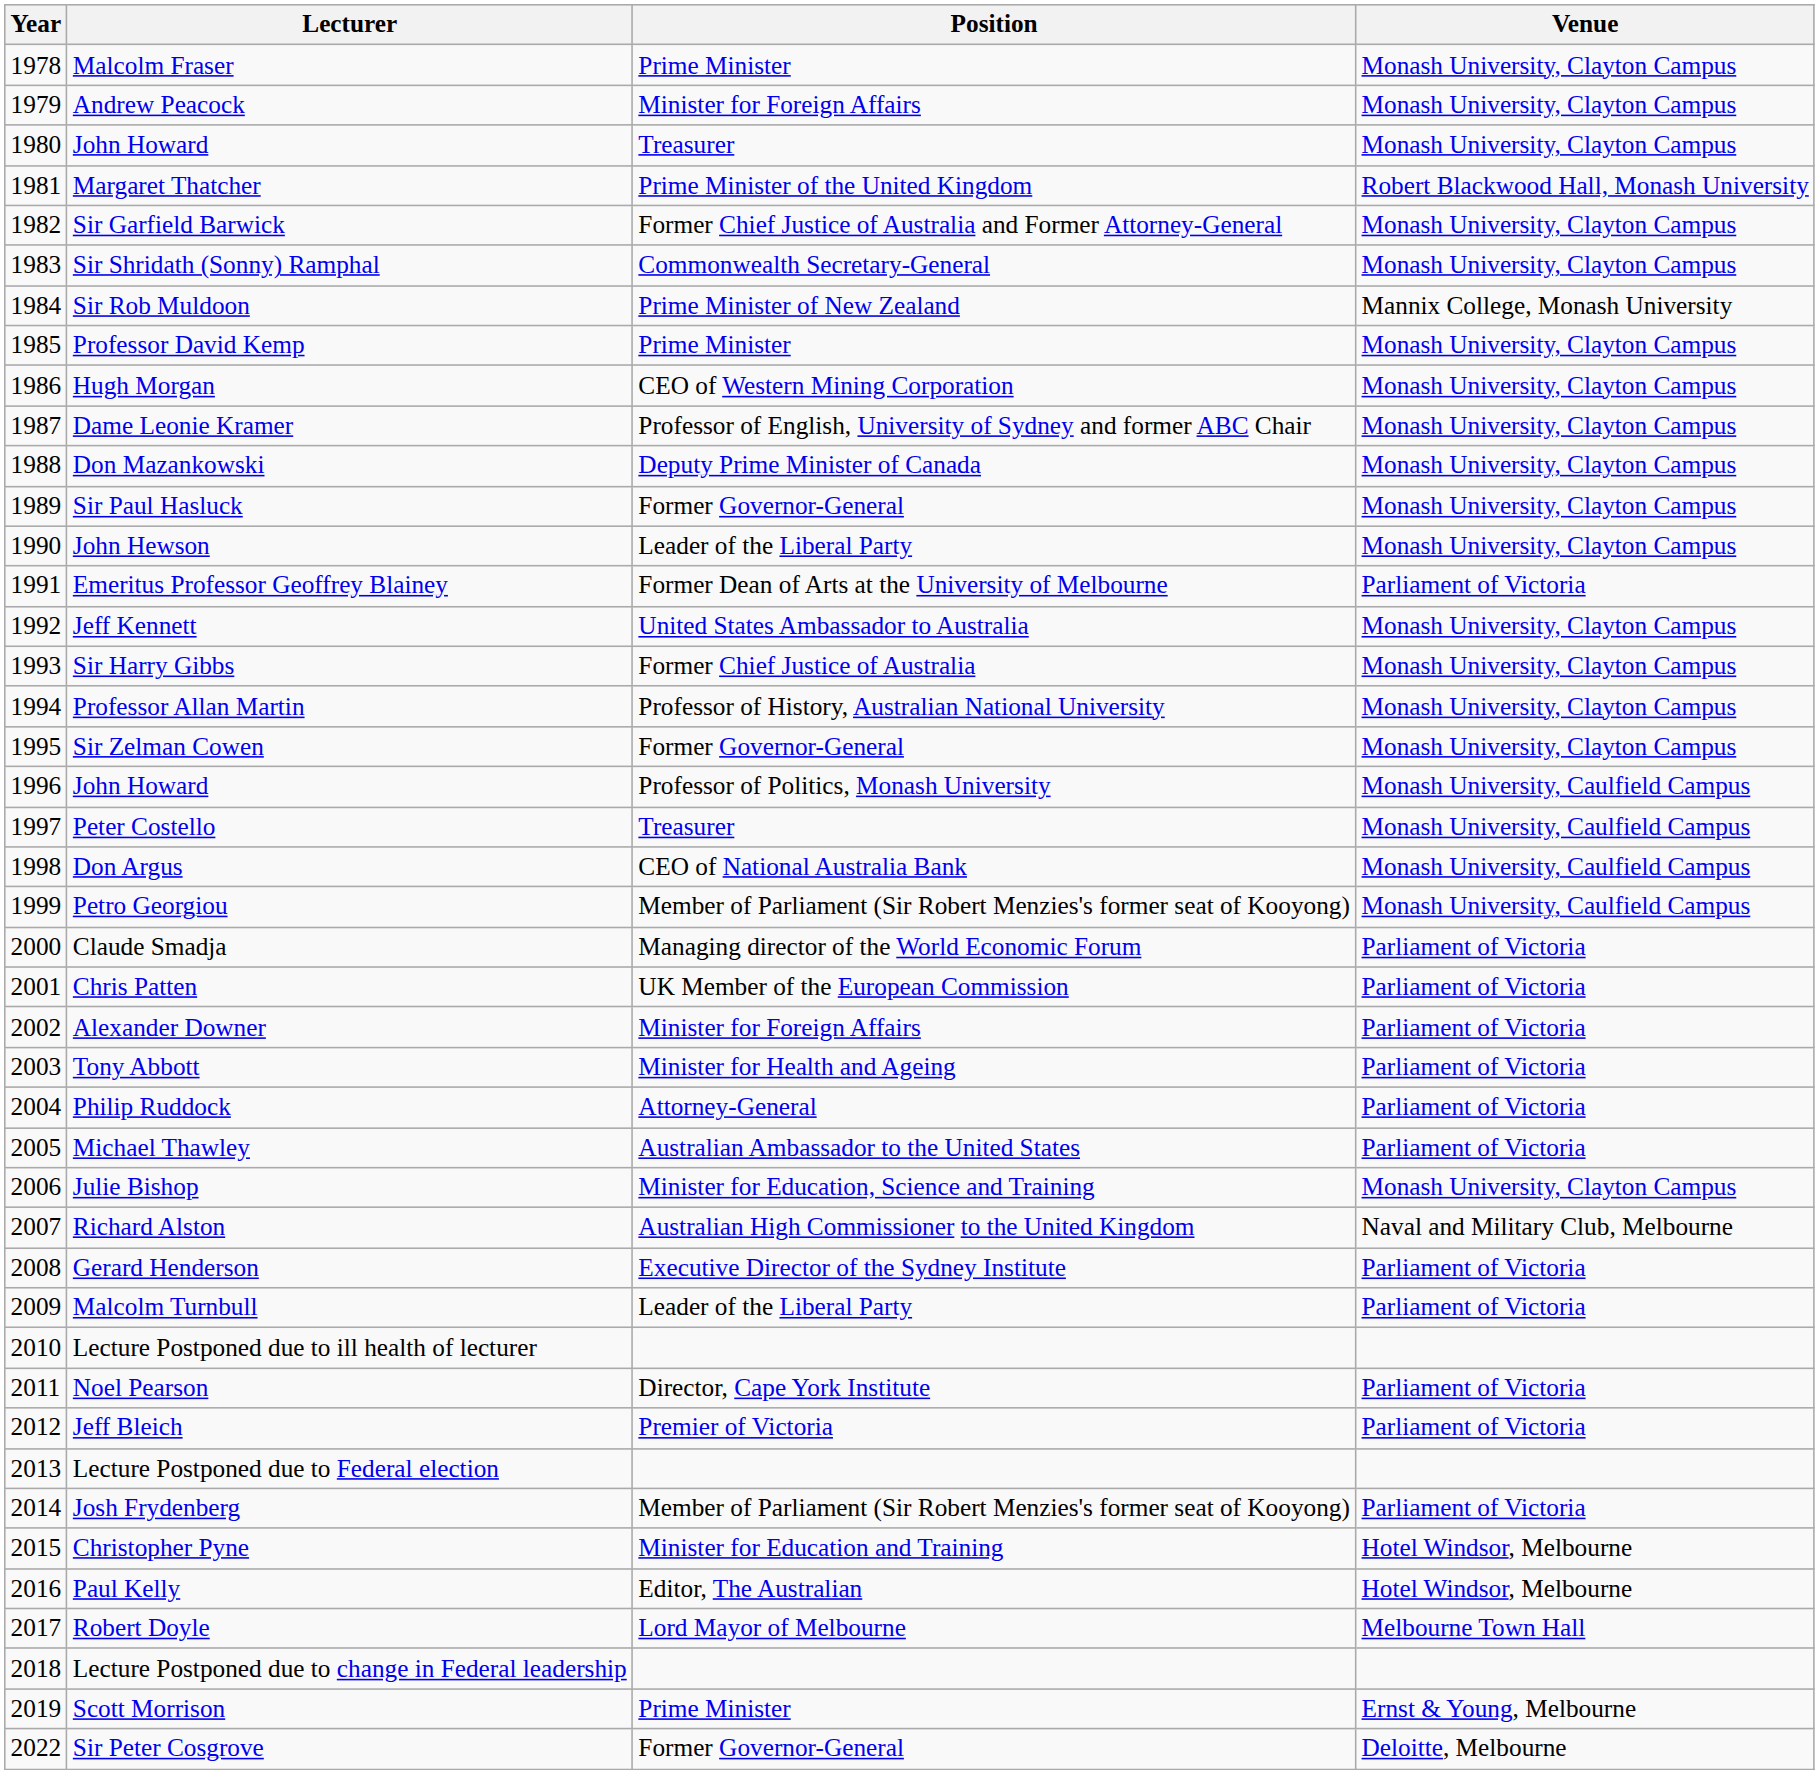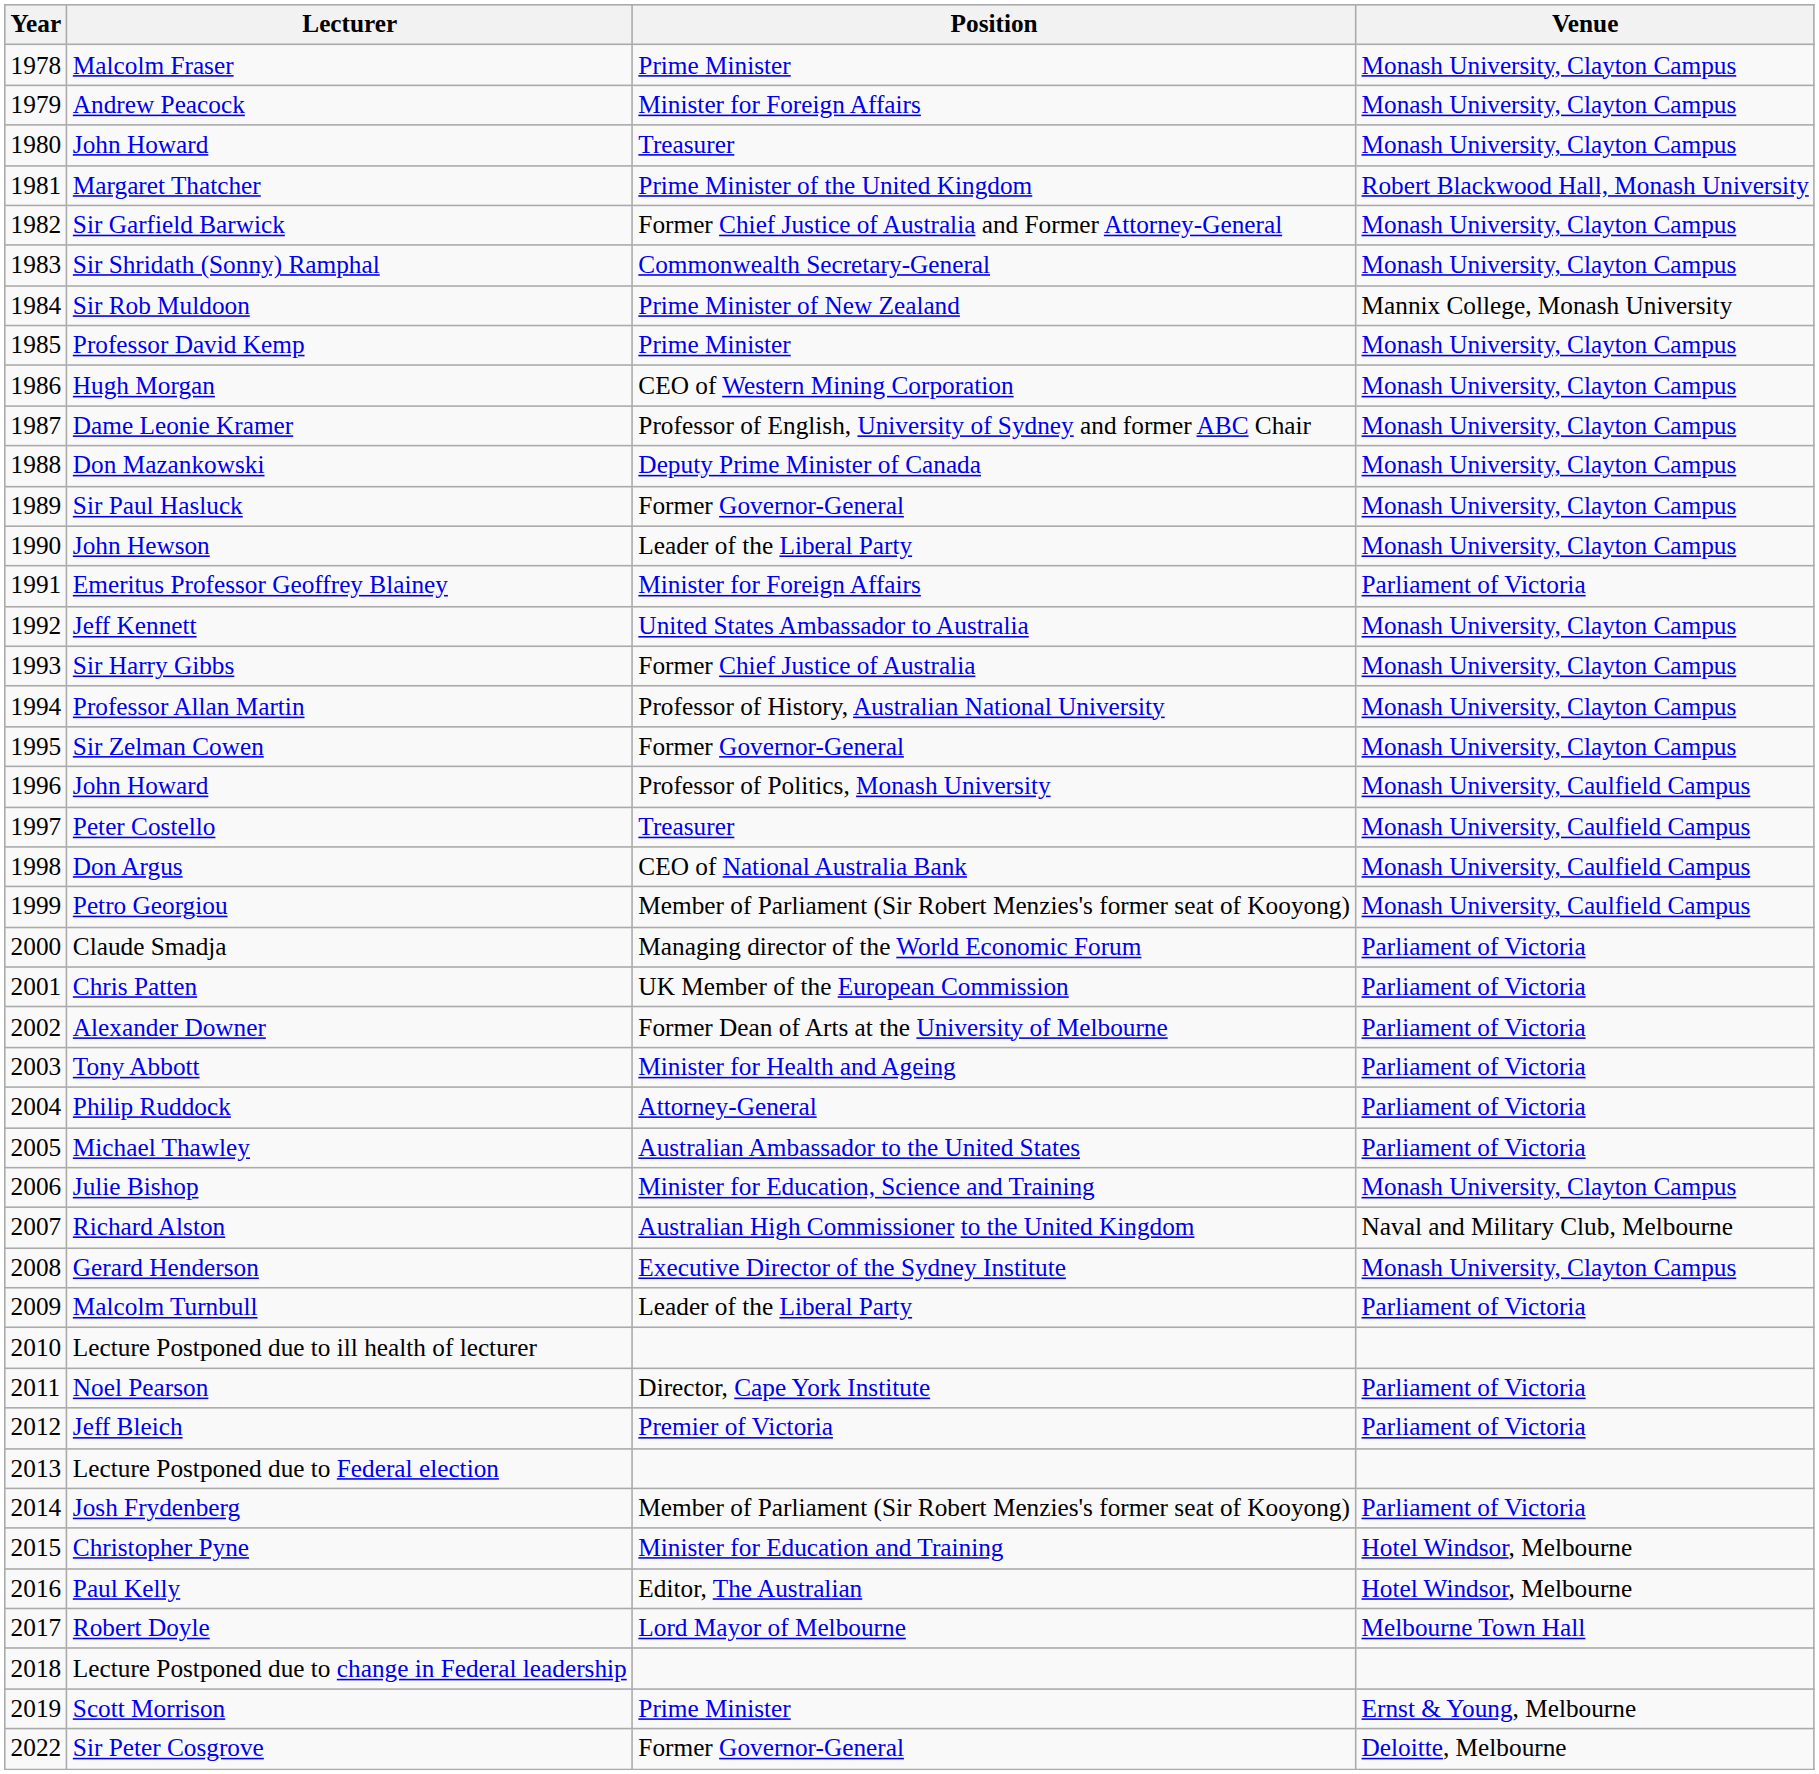(903, 585) Former Dean of Arts at the University of Melbourne -> (780, 585) Minister for Foreign Affairs
(780, 1026) Minister for Foreign Affairs -> (903, 1026) Former Dean of Arts at the University of Melbourne
(1474, 1267) Parliament of Victoria -> (1549, 1267) Monash University, Clayton Campus
